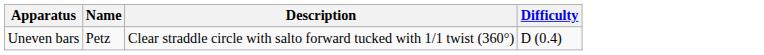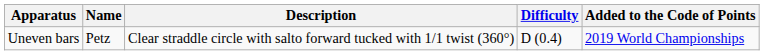+ column: (670, 15)
